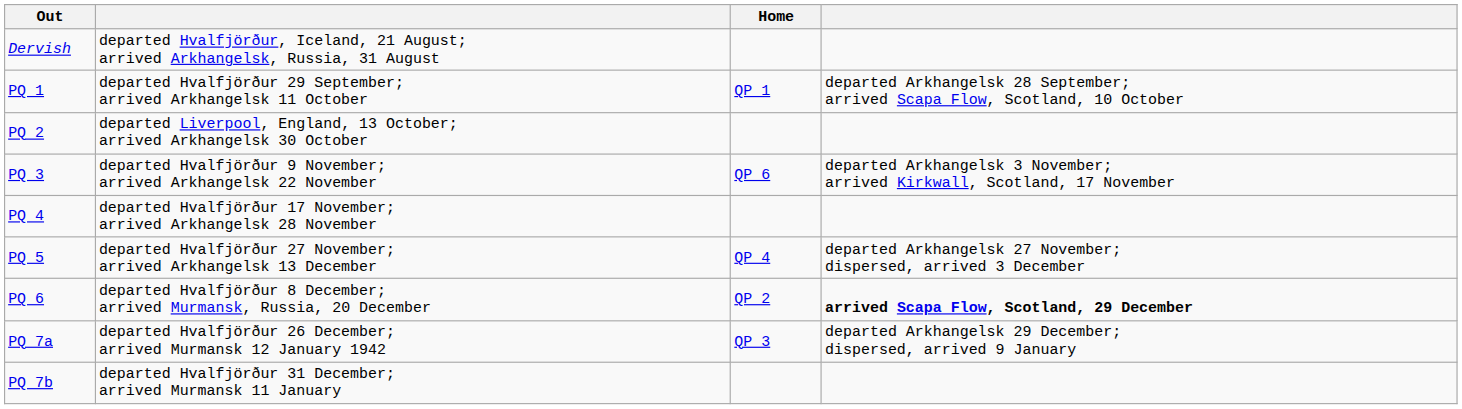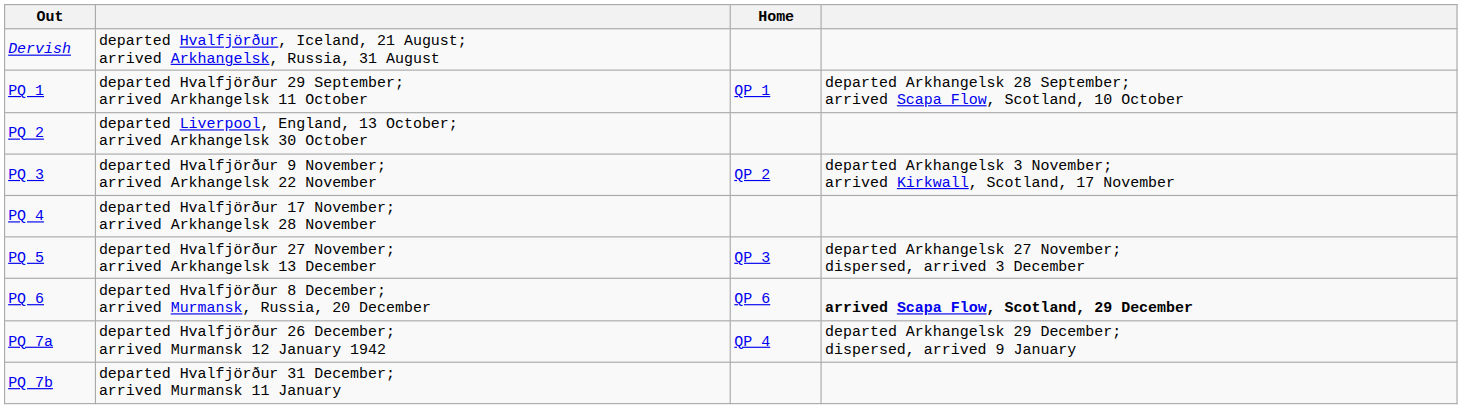(752, 175) QP 6 -> (752, 175) QP 2
(752, 258) QP 4 -> (752, 258) QP 3
(752, 299) QP 2 -> (752, 299) QP 6
(752, 341) QP 3 -> (752, 341) QP 4
